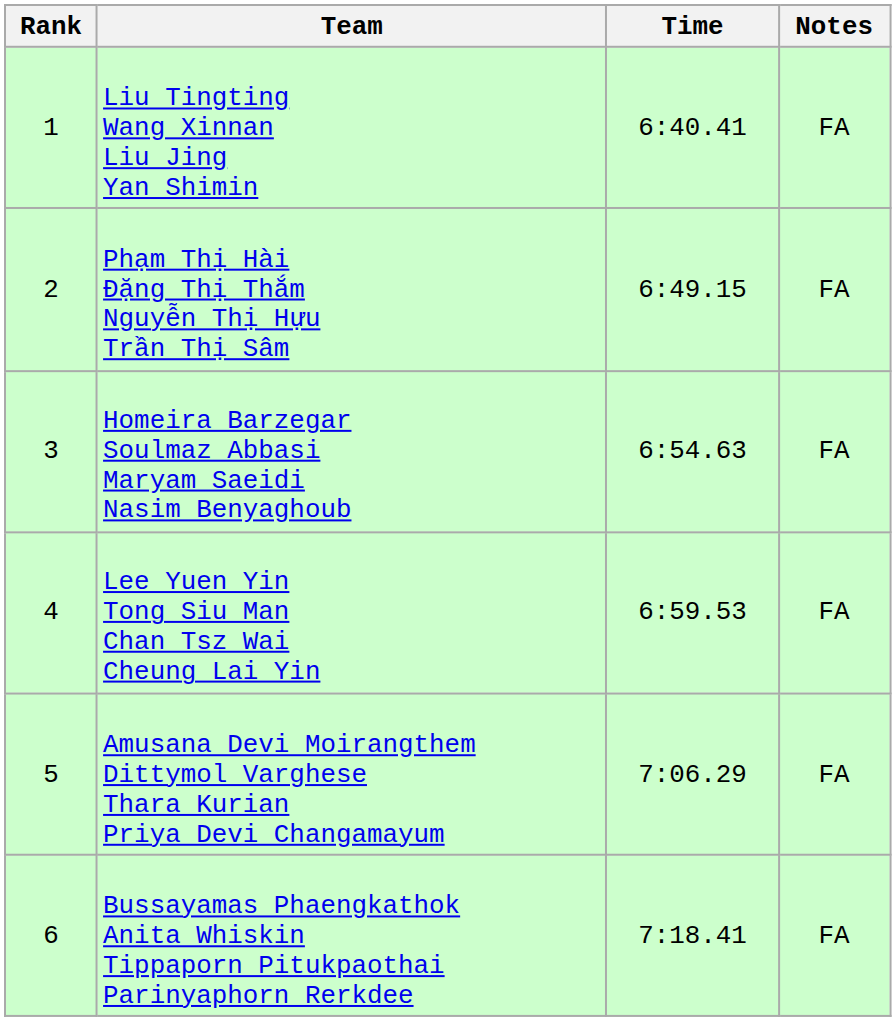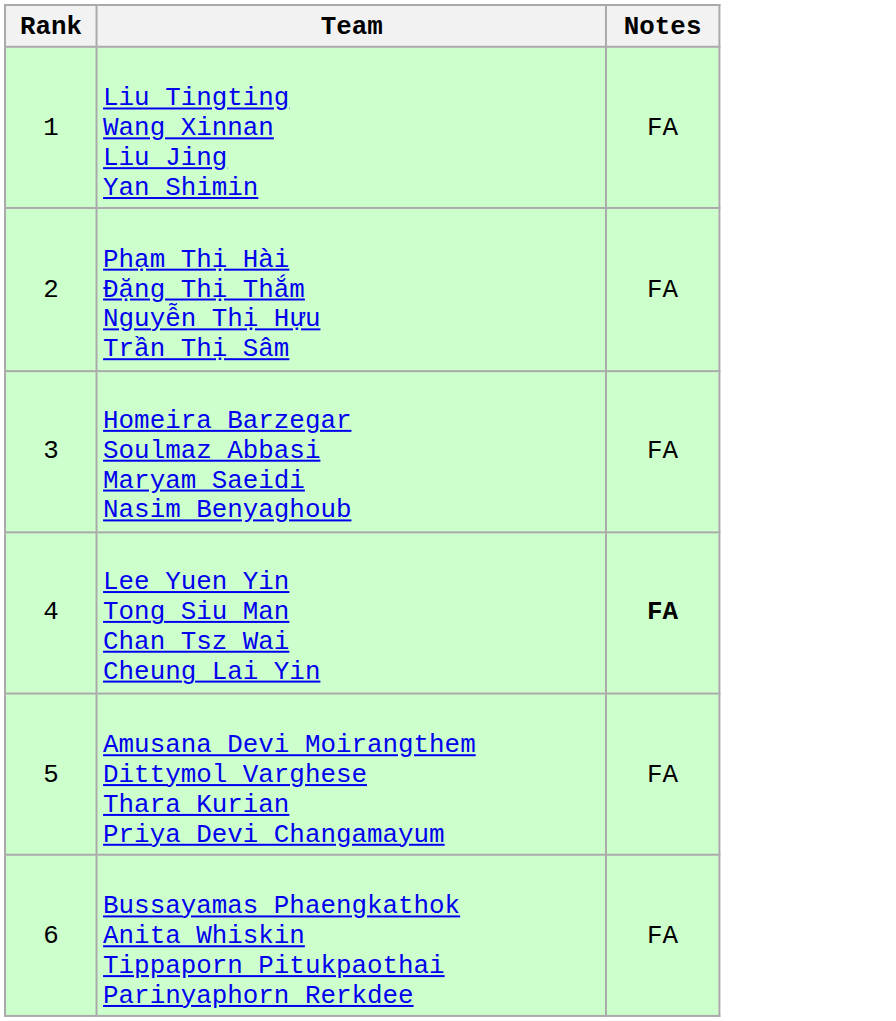- column: (692, 26)
(834, 613) normal -> (663, 613) bold
